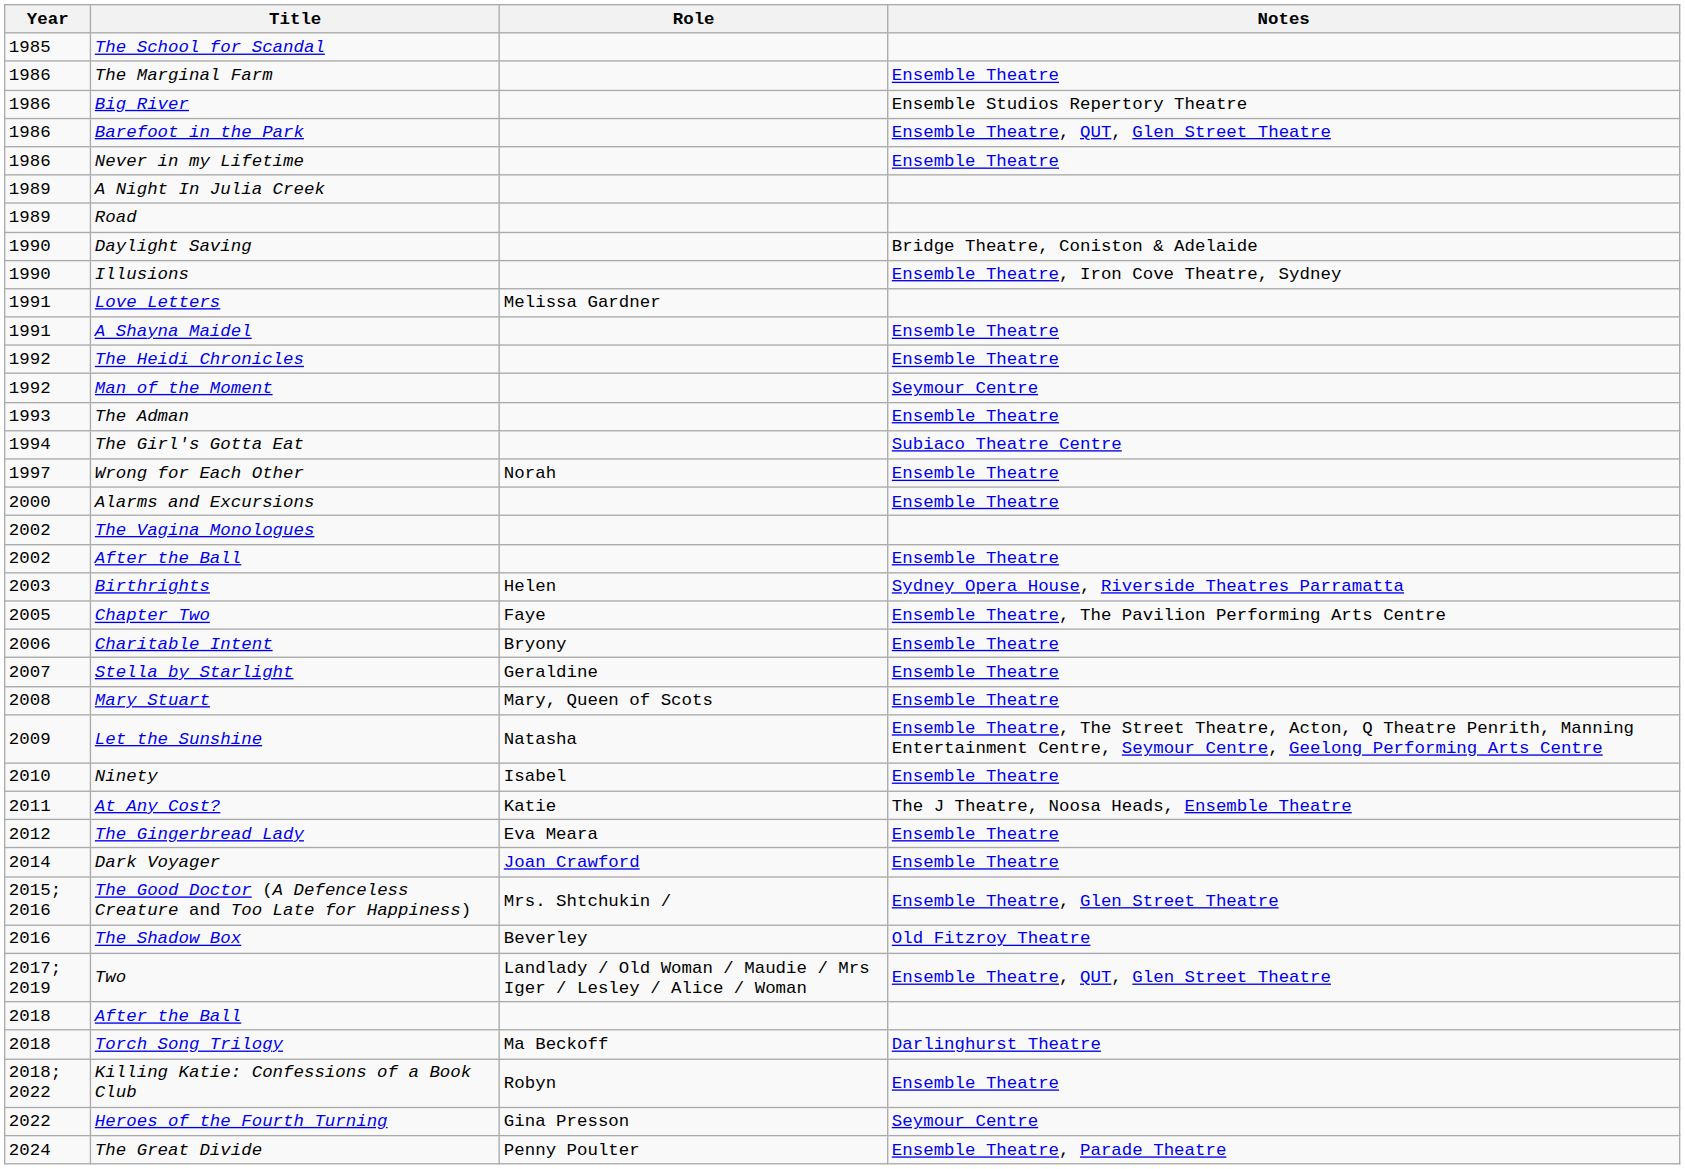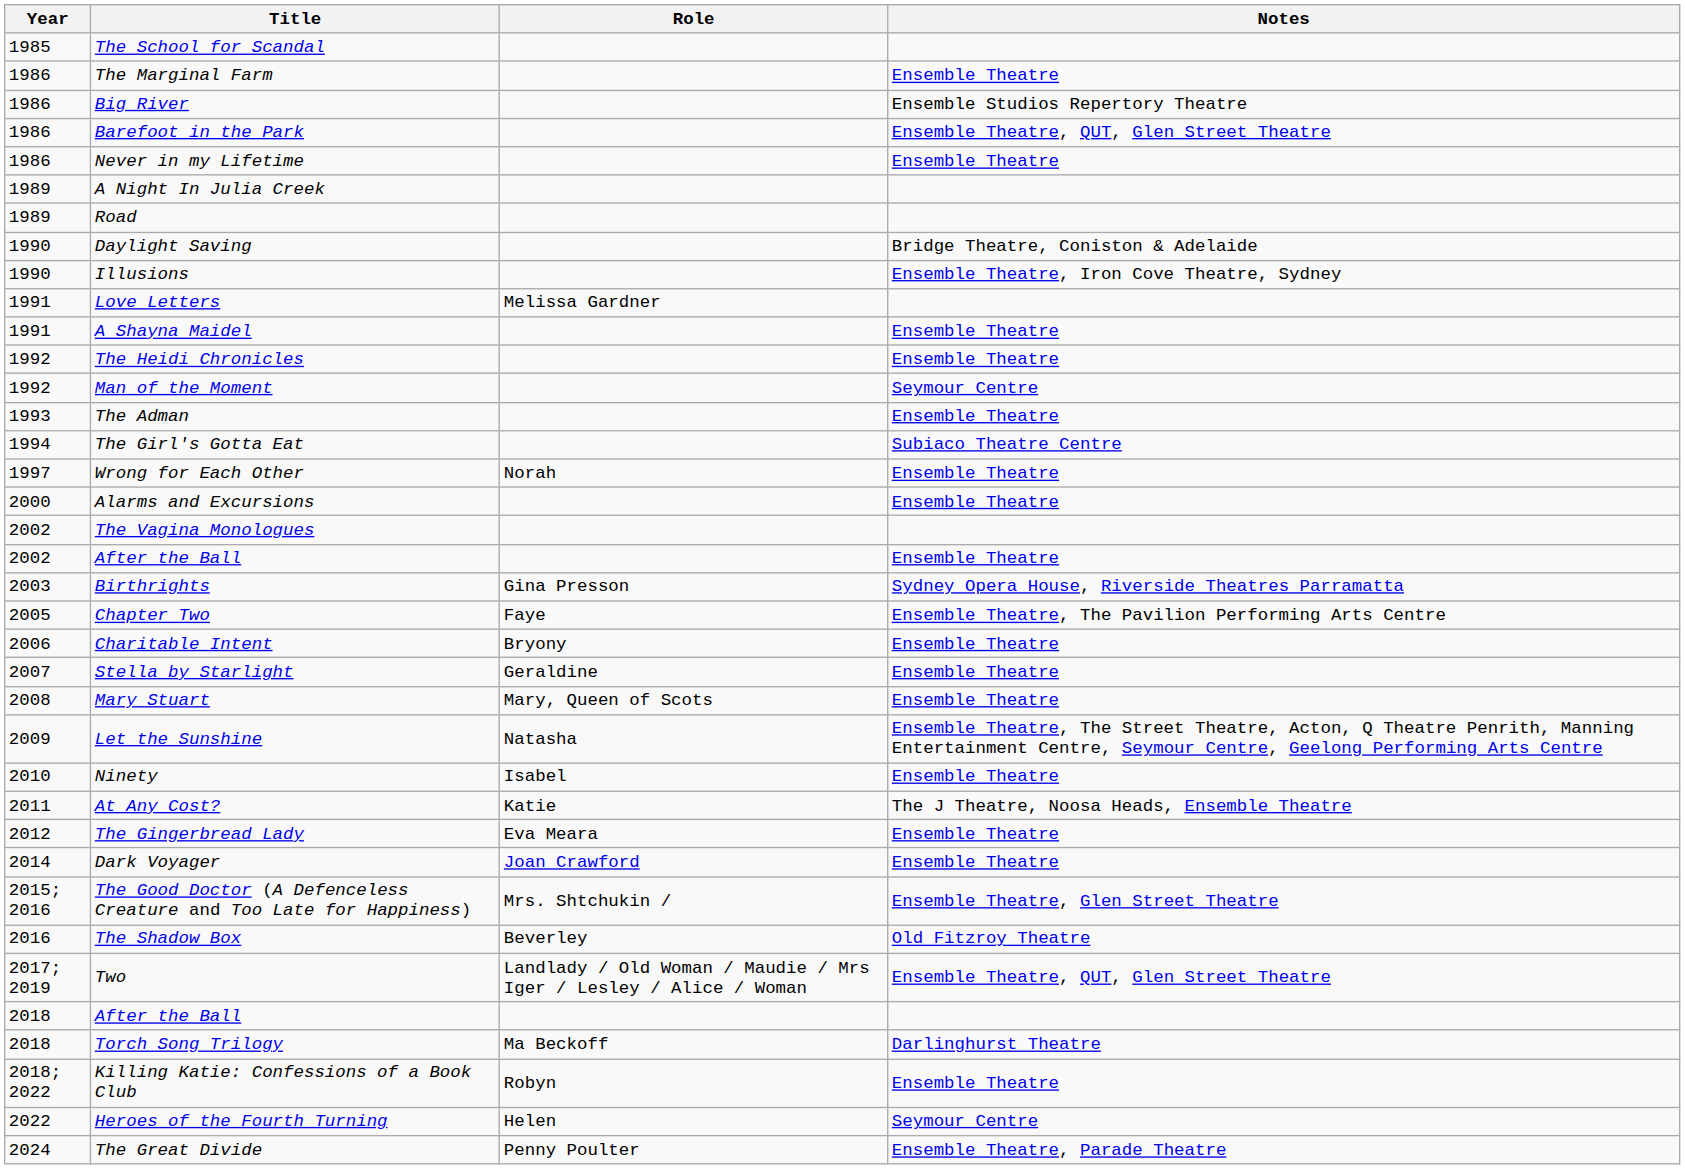(530, 587) Helen -> (567, 587) Gina Presson
(567, 1121) Gina Presson -> (530, 1121) Helen
